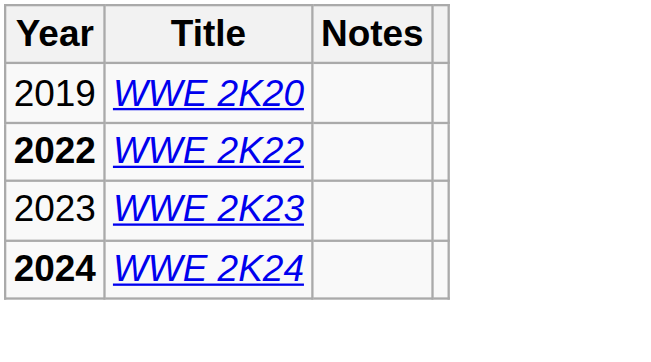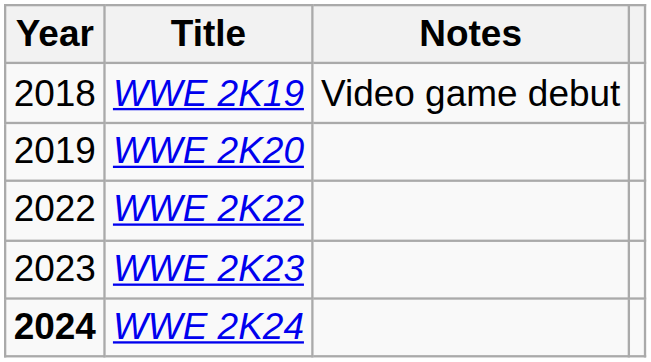+ row: (208, 92)
(55, 151) bold -> (55, 209) normal
